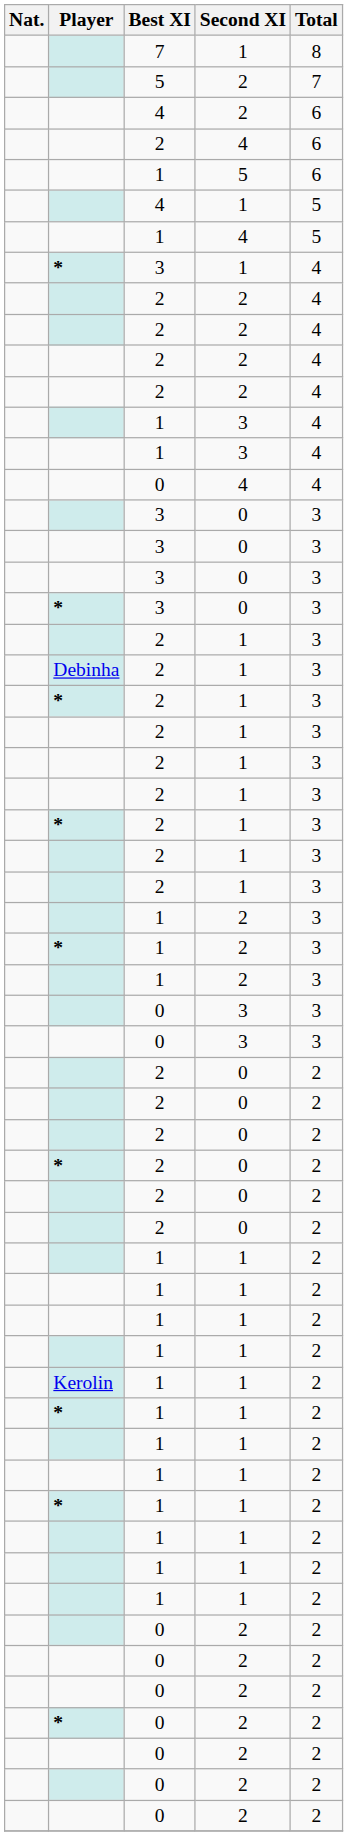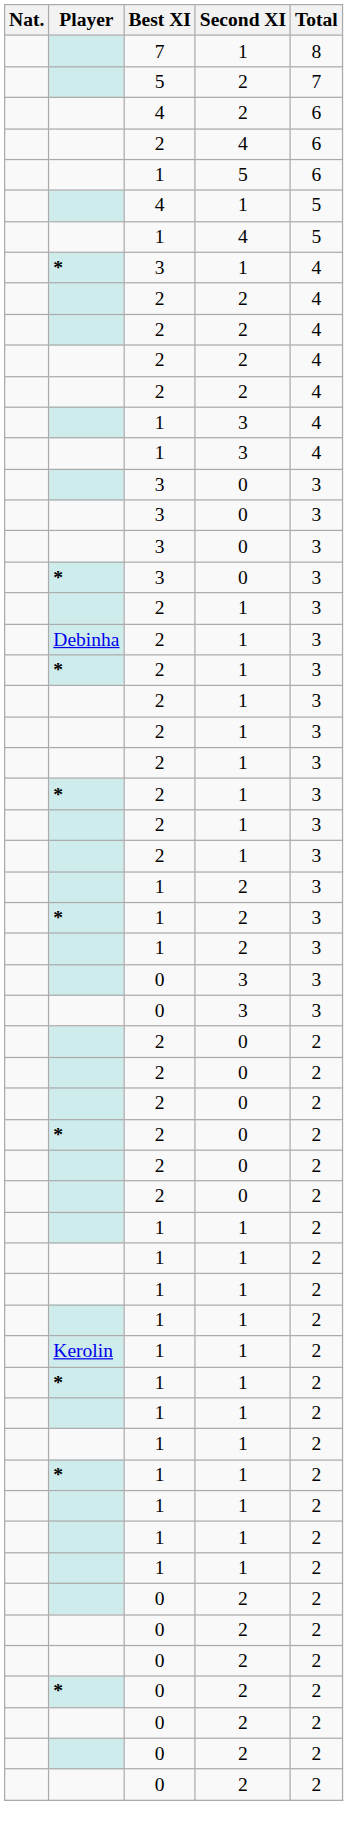- row: (160, 484)
